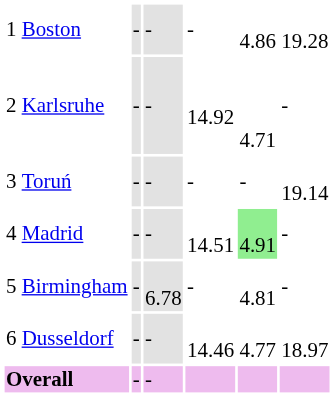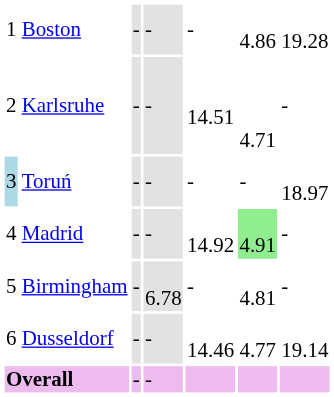(211, 117) 14.92 -> (211, 117) 14.51
(11, 181) no background -> (11, 181) lightblue background
(305, 193) 19.14 -> (305, 193) 18.97
(211, 245) 14.51 -> (211, 245) 14.92
(305, 350) 18.97 -> (305, 350) 19.14
